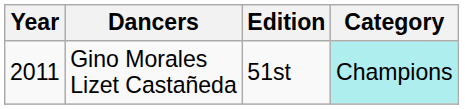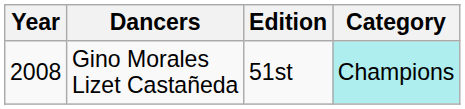(35, 72) 2011 -> (36, 72) 2008
